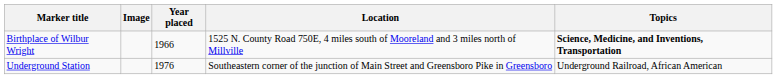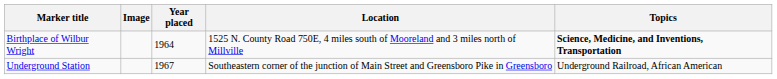(164, 44) 1966 -> (164, 44) 1964
(164, 66) 1976 -> (164, 66) 1967
